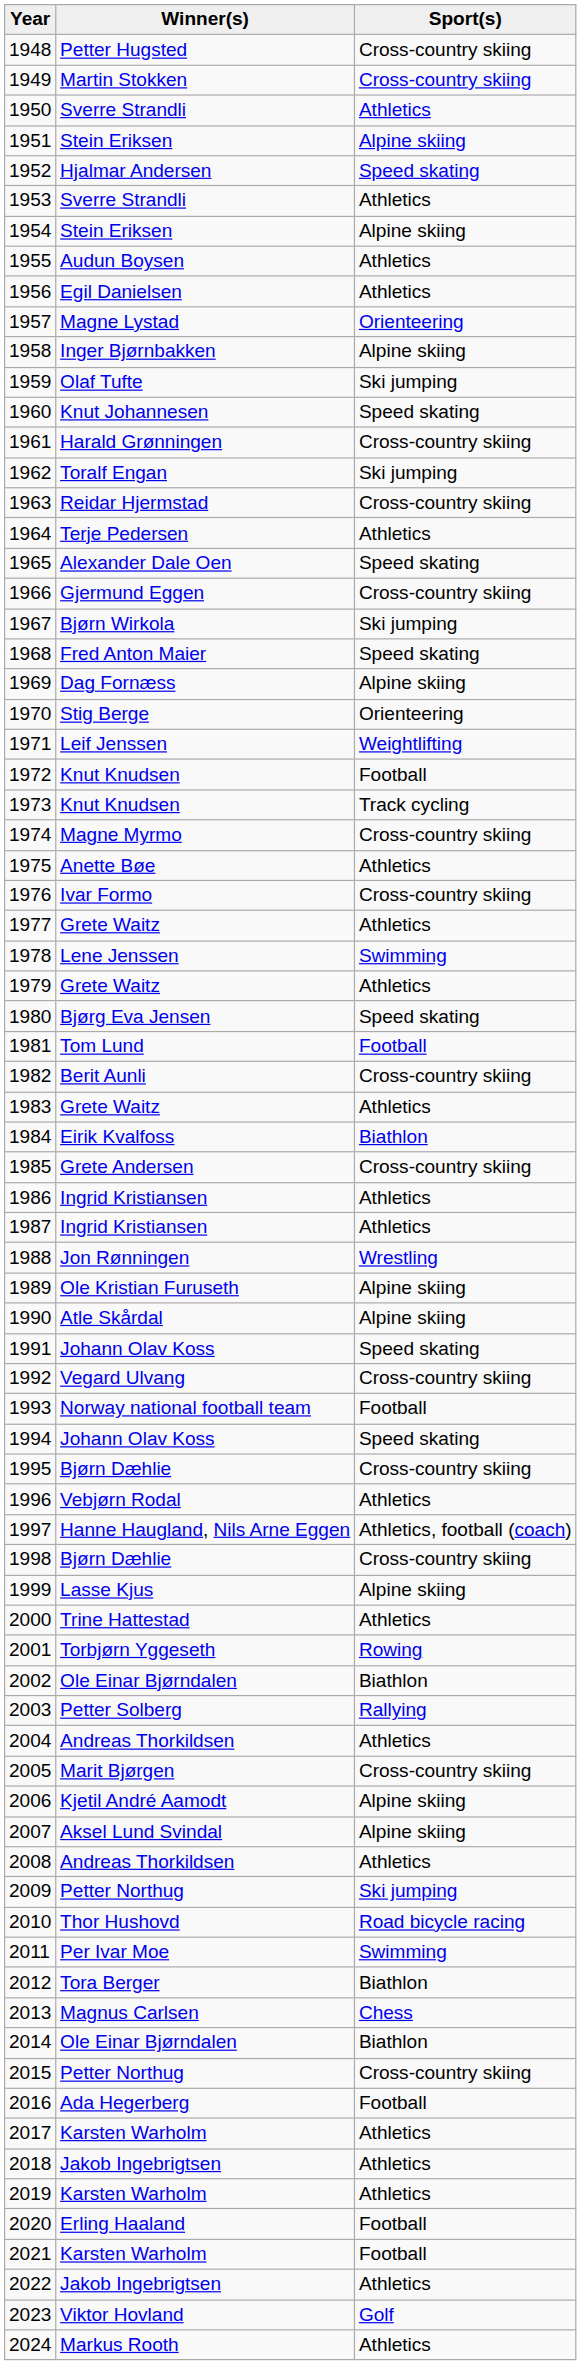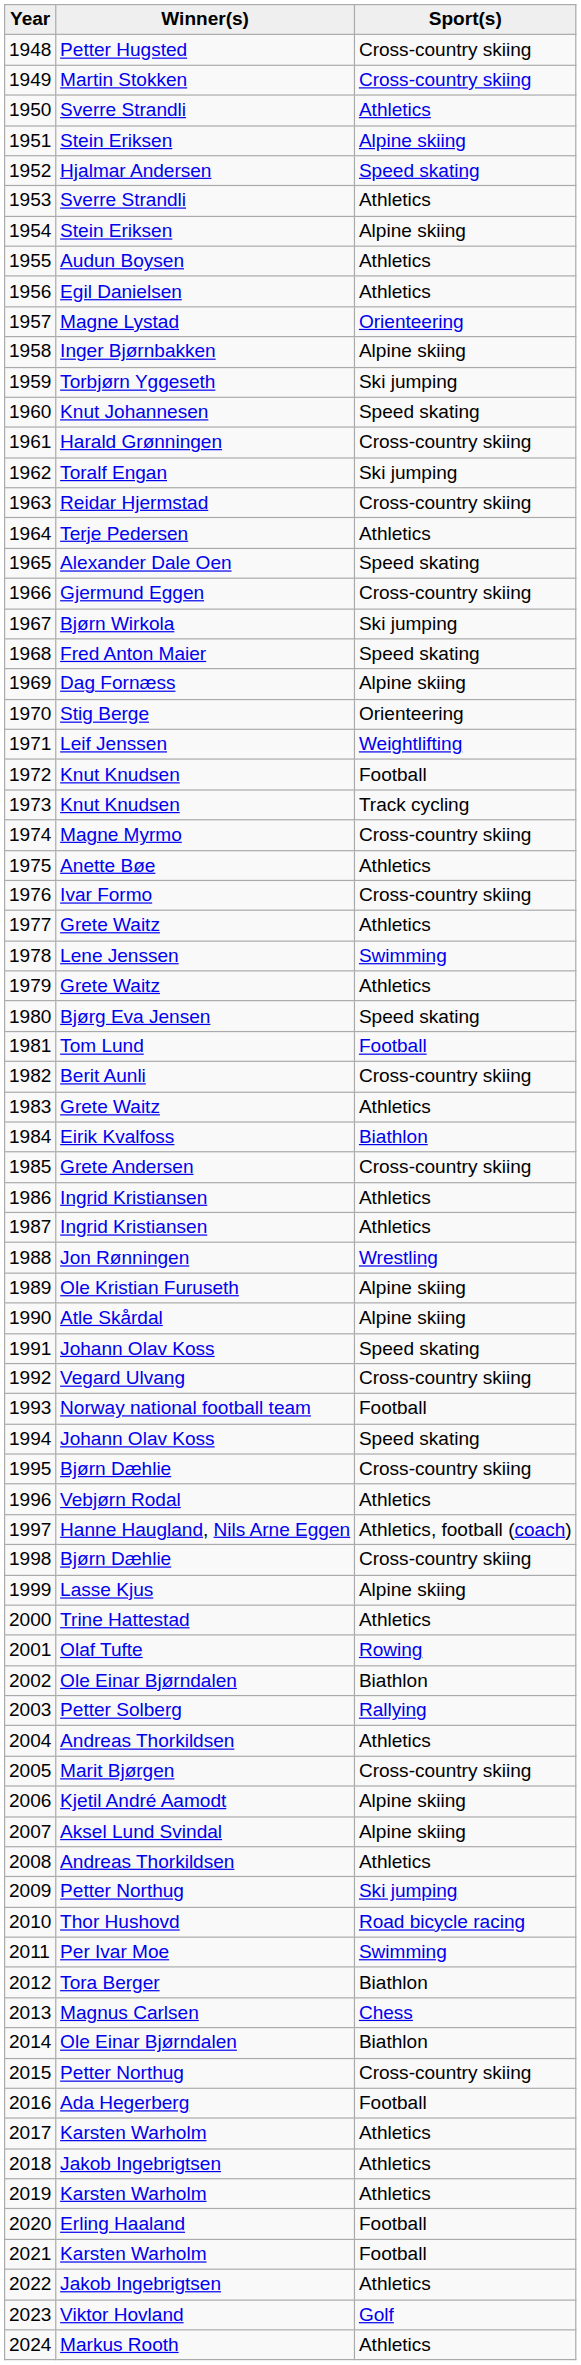(101, 381) Olaf Tufte -> (138, 381) Torbjørn Yggeseth
(138, 1650) Torbjørn Yggeseth -> (101, 1650) Olaf Tufte
